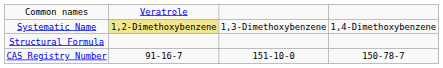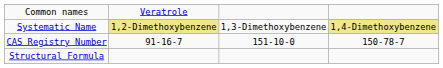(383, 26) no background -> (383, 26) khaki background
rows swapped: (57, 41) <-> (57, 56)
